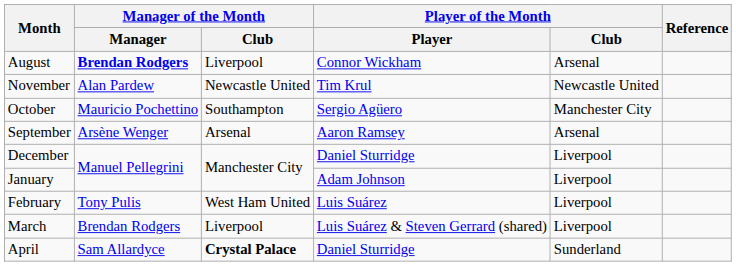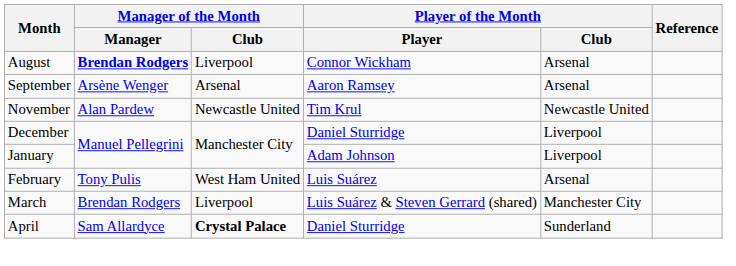rows swapped: (39, 132) <-> (39, 86)
- row: (32, 109)
(583, 202) Liverpool -> (567, 179) Arsenal
(583, 226) Liverpool -> (593, 202) Manchester City
